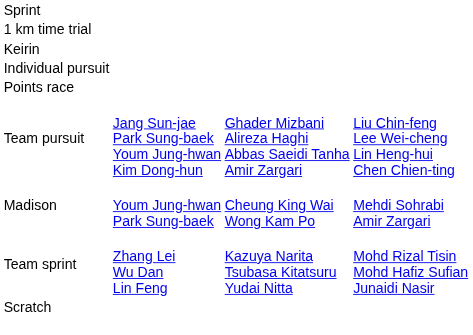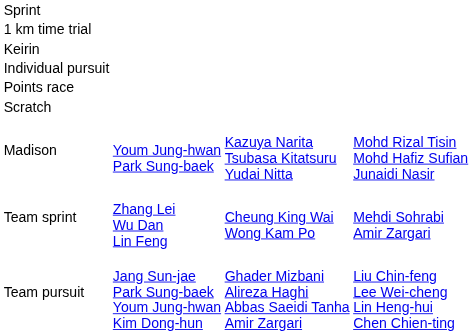rows swapped: (28, 308) <-> (44, 139)
(279, 213) Cheung King Wai Wong Kam Po -> (281, 158) Kazuya Narita Tsubasa Kitatsuru Yudai Nitta
(399, 213) Mehdi Sohrabi Amir Zargari -> (411, 158) Mohd Rizal Tisin Mohd Hafiz Sufian Junaidi Nasir
(281, 272) Kazuya Narita Tsubasa Kitatsuru Yudai Nitta -> (279, 225) Cheung King Wai Wong Kam Po
(411, 272) Mohd Rizal Tisin Mohd Hafiz Sufian Junaidi Nasir -> (399, 225) Mehdi Sohrabi Amir Zargari
